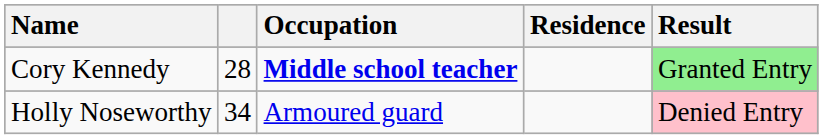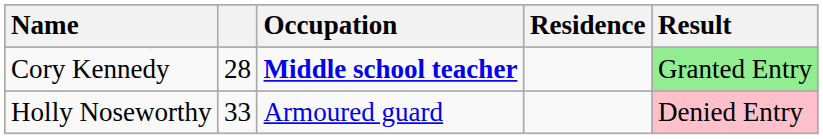(238, 111) 34 -> (238, 111) 33
